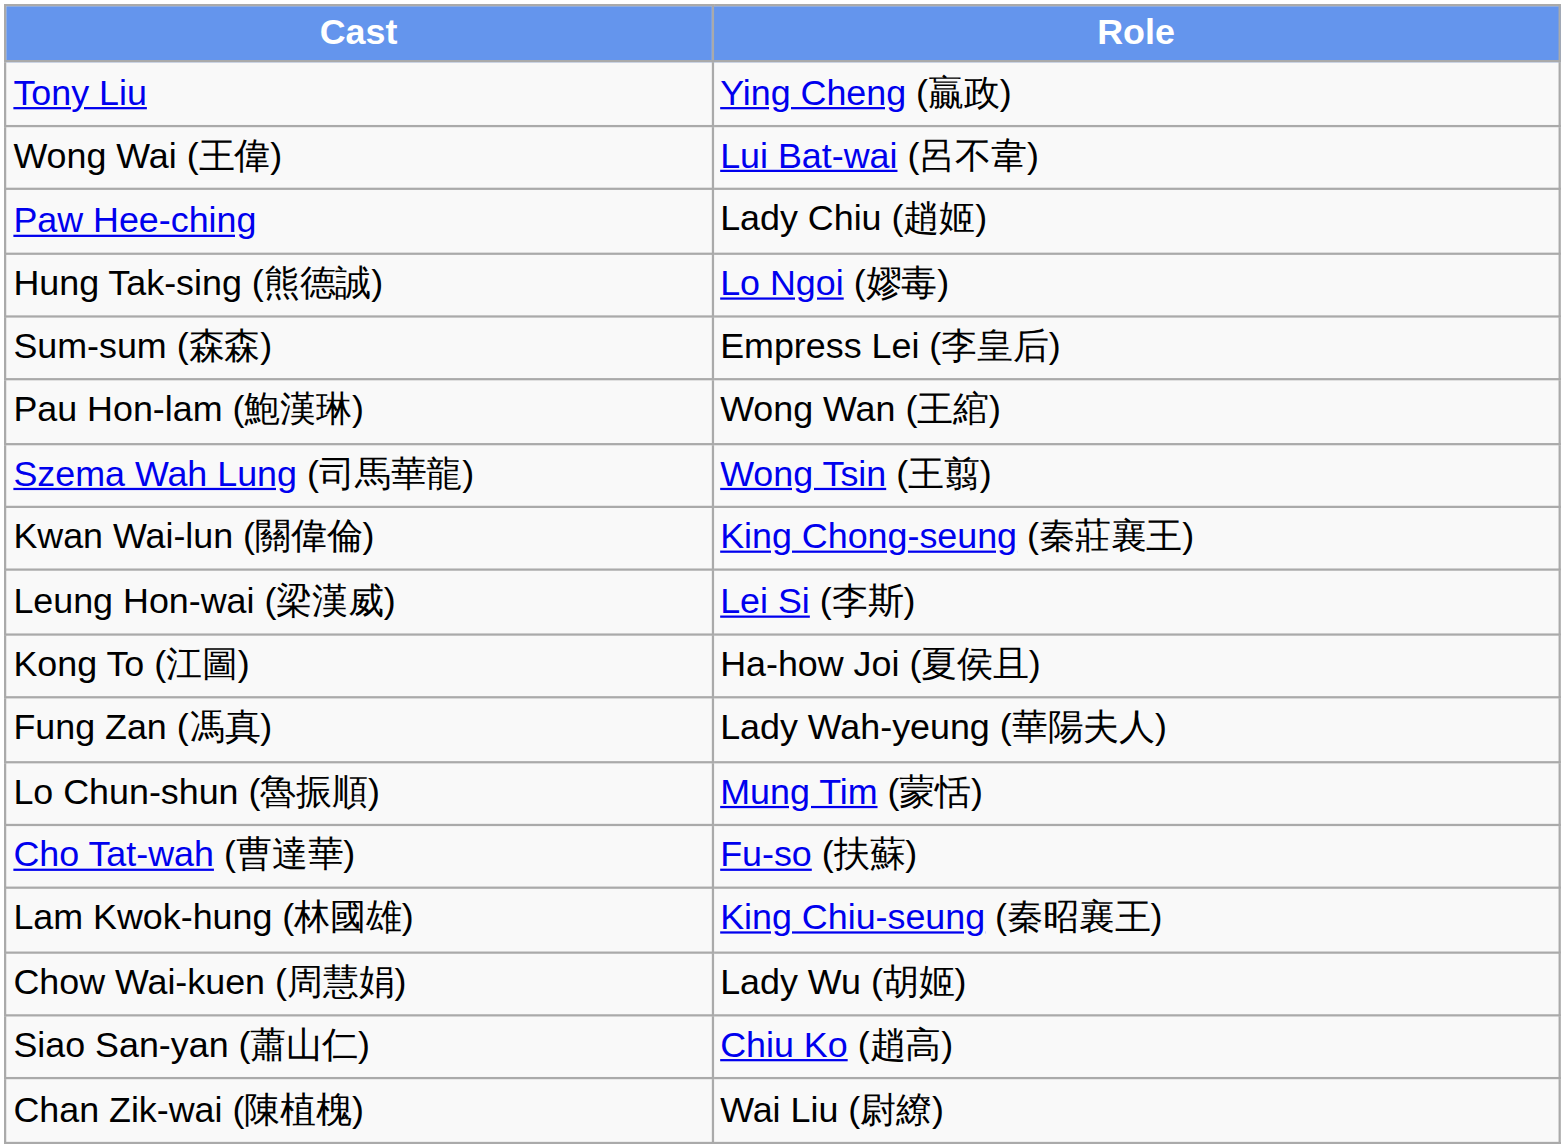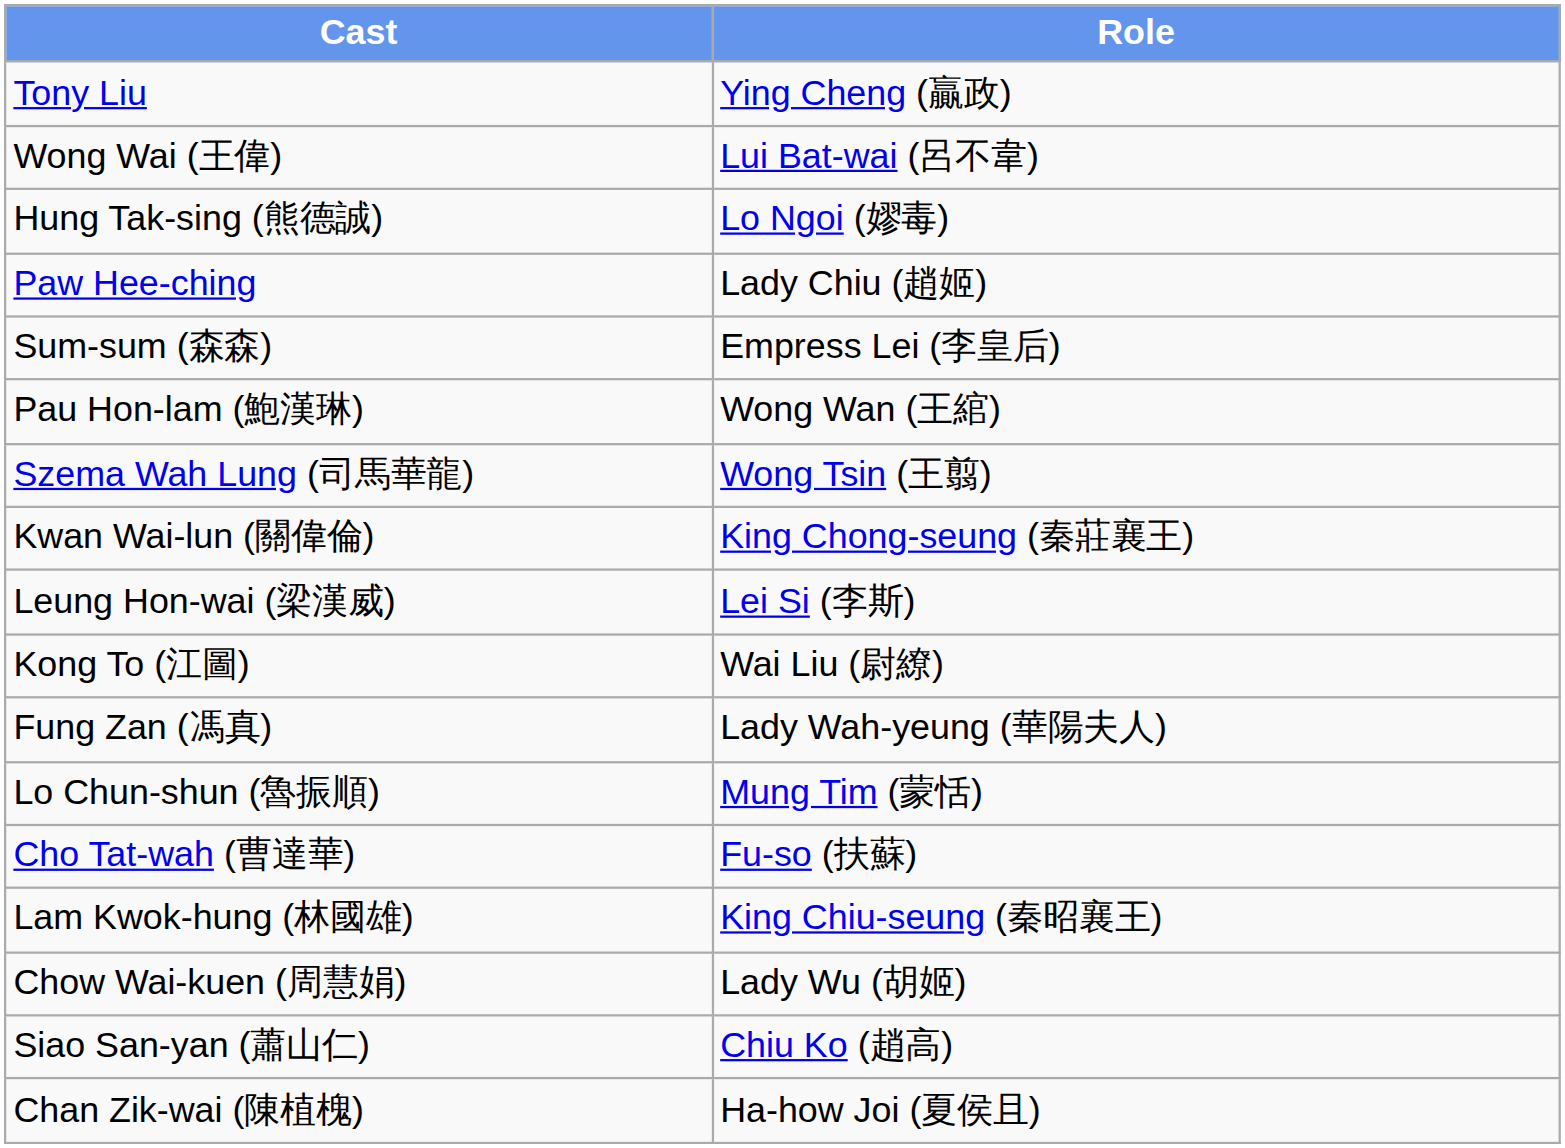rows swapped: (135, 220) <-> (198, 282)
(880, 664) Ha-how Joi (夏侯且) -> (832, 664) Wai Liu (尉繚)
(832, 1108) Wai Liu (尉繚) -> (880, 1108) Ha-how Joi (夏侯且)
